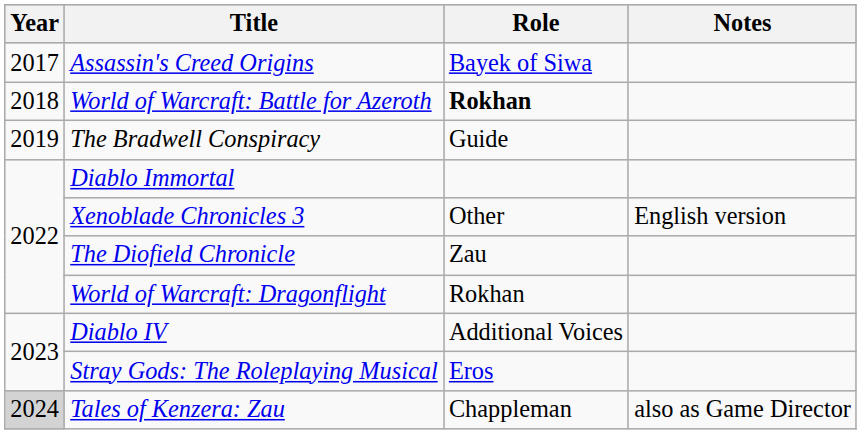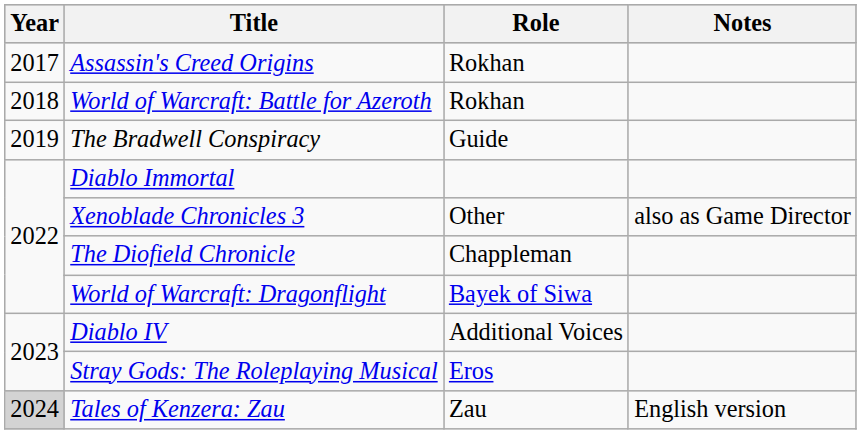(520, 62) Bayek of Siwa -> (487, 62) Rokhan
(490, 100) bold -> (487, 100) normal
(710, 216) English version -> (743, 216) also as Game Director
(468, 255) Zau -> (510, 255) Chappleman
(487, 293) Rokhan -> (520, 293) Bayek of Siwa
(510, 409) Chappleman -> (468, 409) Zau
(743, 409) also as Game Director -> (710, 409) English version
